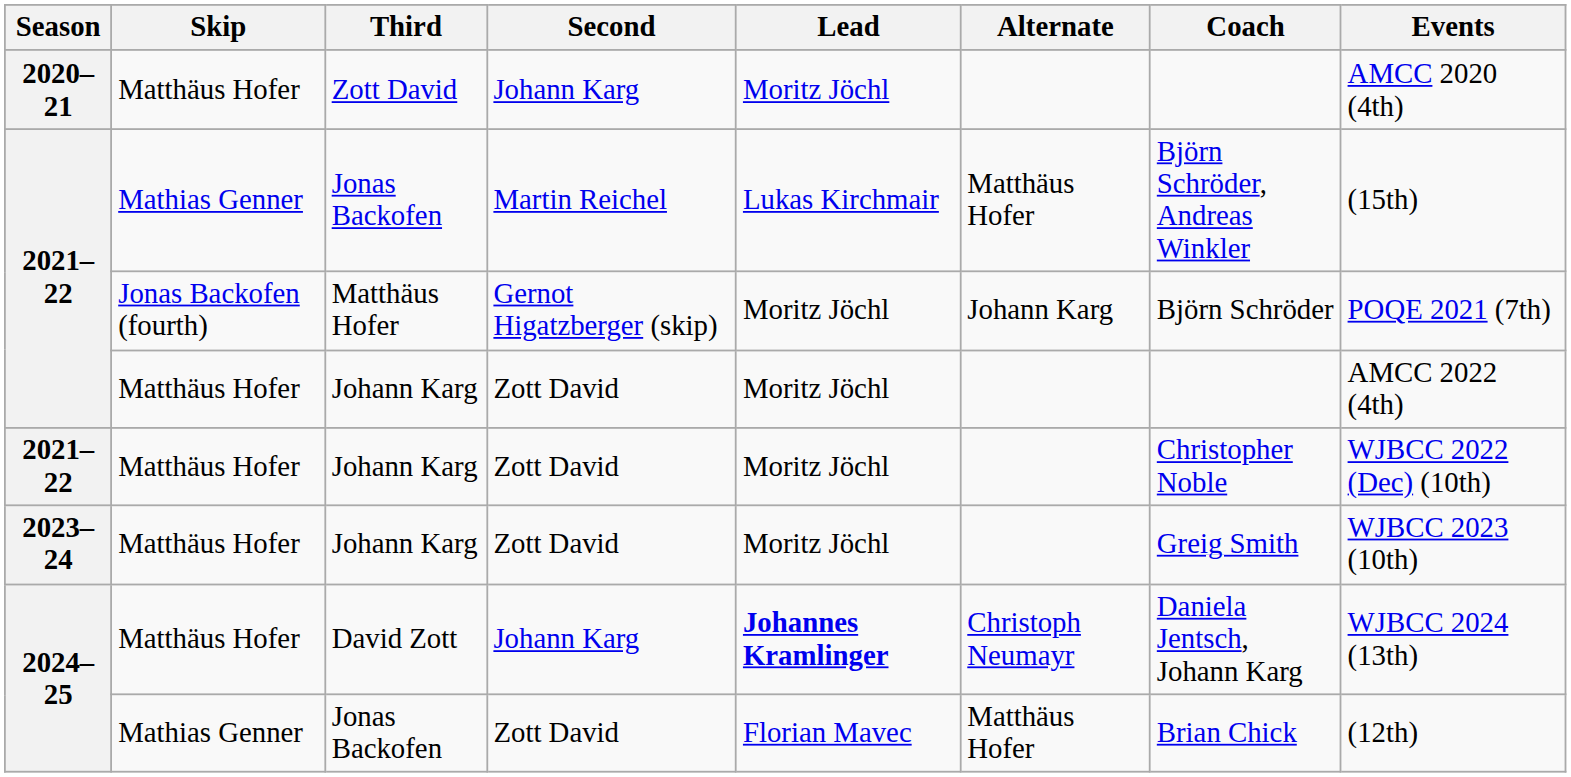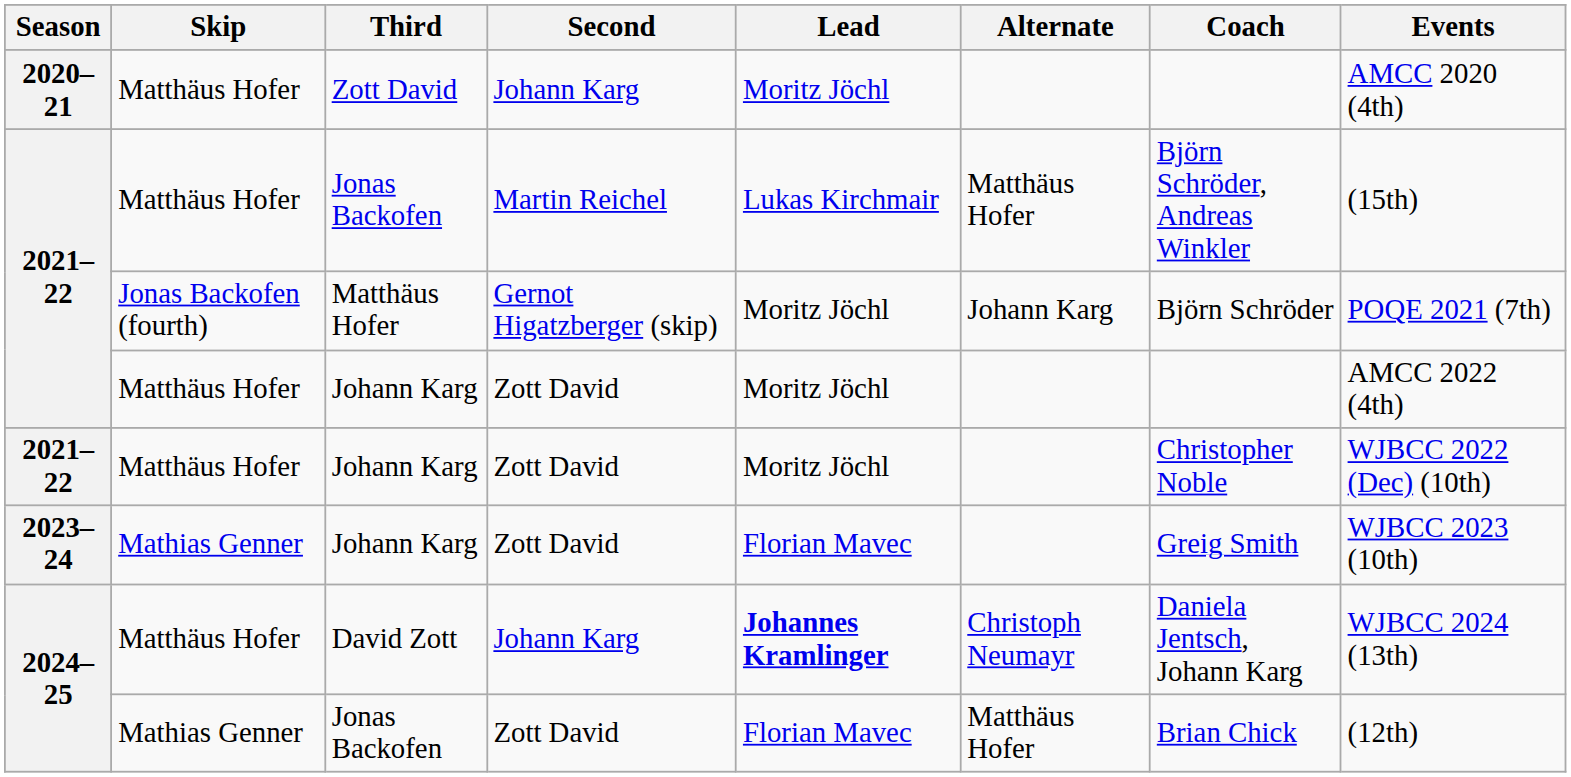(211, 199) Mathias Genner -> (209, 199) Matthäus Hofer
(209, 544) Matthäus Hofer -> (211, 544) Mathias Genner
(816, 544) Moritz Jöchl -> (827, 544) Florian Mavec
